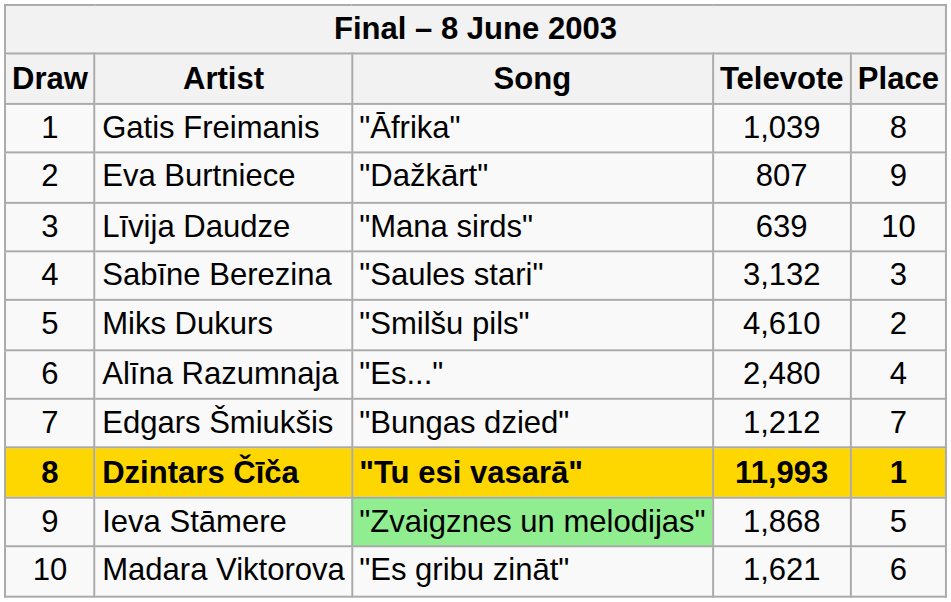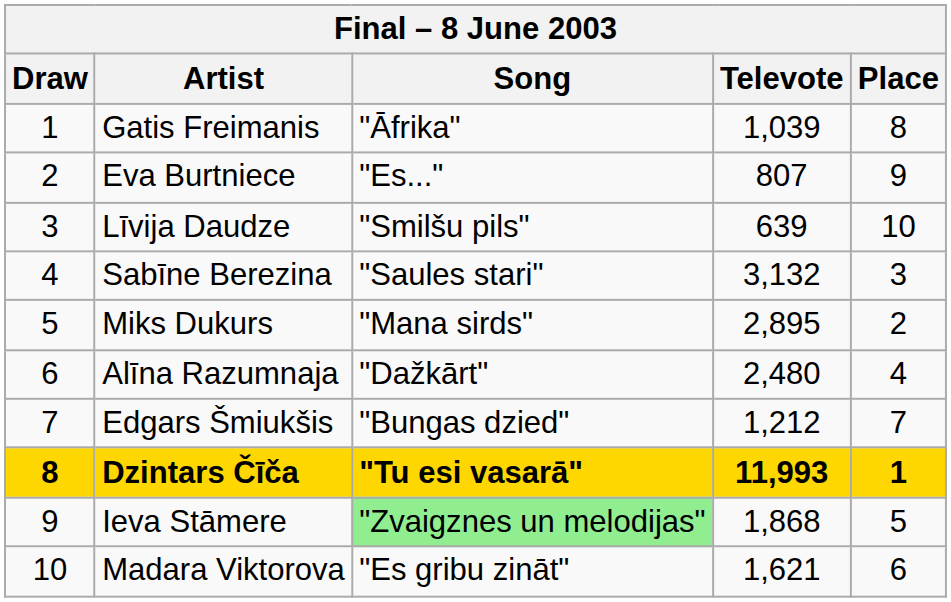(424, 176) "Dažkārt" -> (401, 176) "Es..."
(446, 226) "Mana sirds" -> (444, 226) "Smilšu pils"
(444, 324) "Smilšu pils" -> (446, 324) "Mana sirds"
(782, 324) 4,610 -> (782, 324) 2,895
(401, 373) "Es..." -> (424, 373) "Dažkārt"
